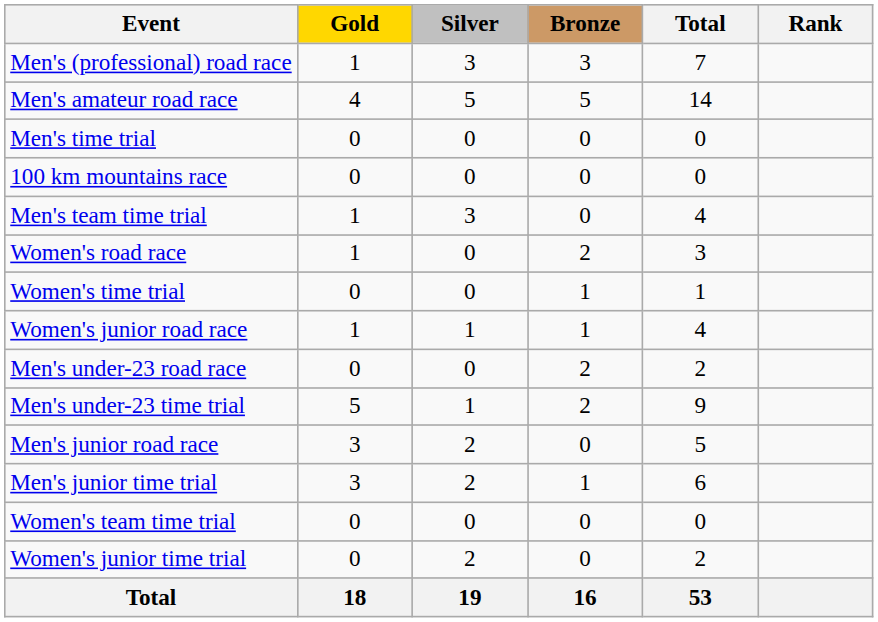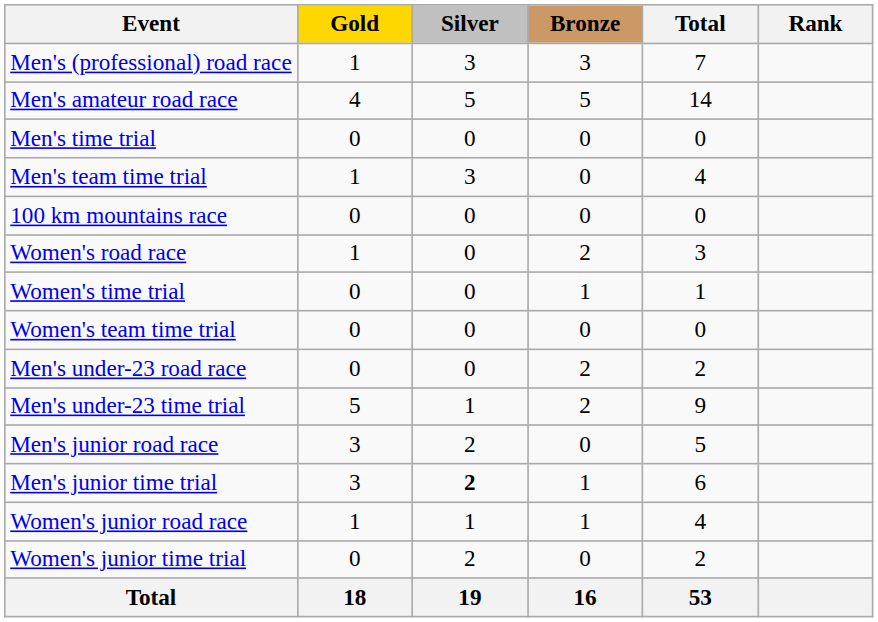rows swapped: (109, 215) <-> (119, 176)
rows swapped: (123, 521) <-> (129, 329)
(470, 482) normal -> (470, 482) bold
